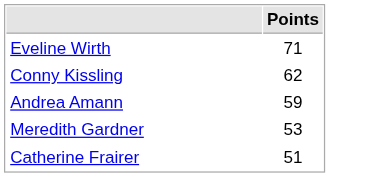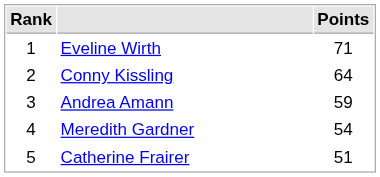+ column: (31, 19)
(293, 75) 62 -> (343, 75) 64
(293, 130) 53 -> (343, 130) 54
